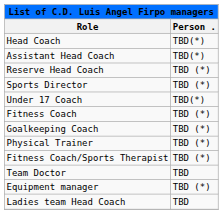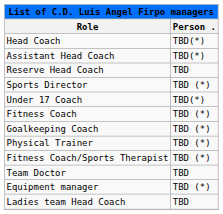(192, 70) TBD (*) -> (181, 70) TBD
